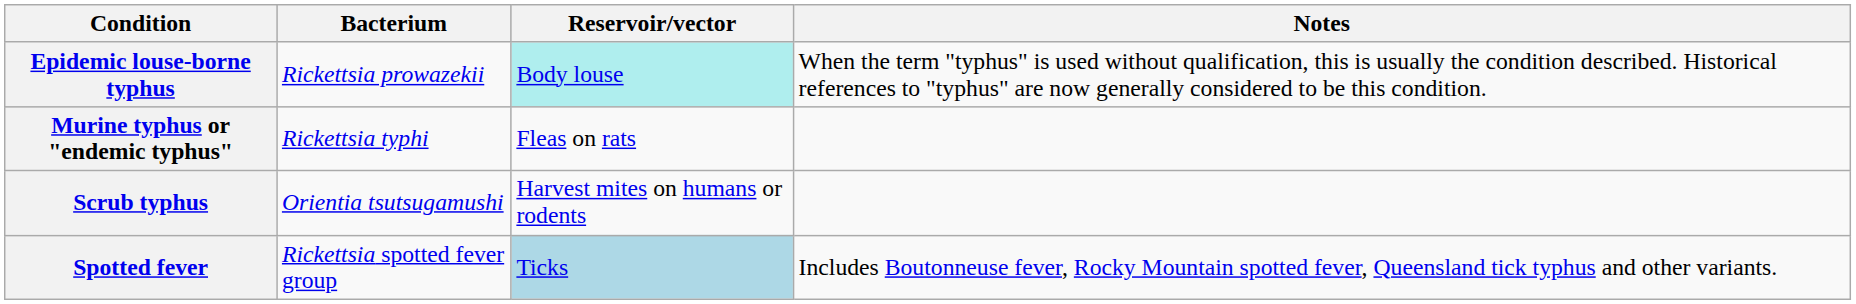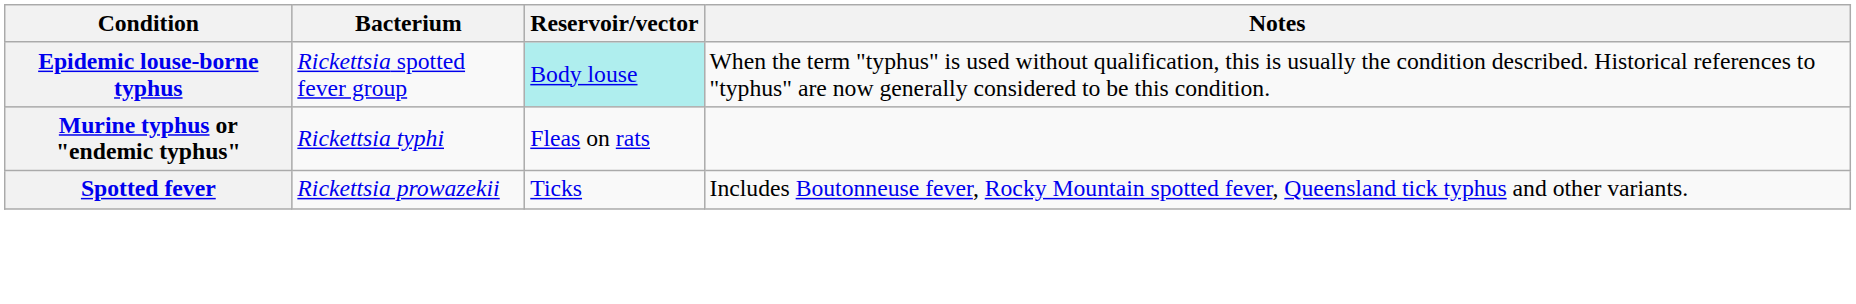(383, 74) Rickettsia prowazekii -> (381, 74) Rickettsia spotted fever group
- row: (141, 202)
(393, 266) Rickettsia spotted fever group -> (399, 189) Rickettsia prowazekii
(542, 266) lightblue background -> (556, 189) no background
